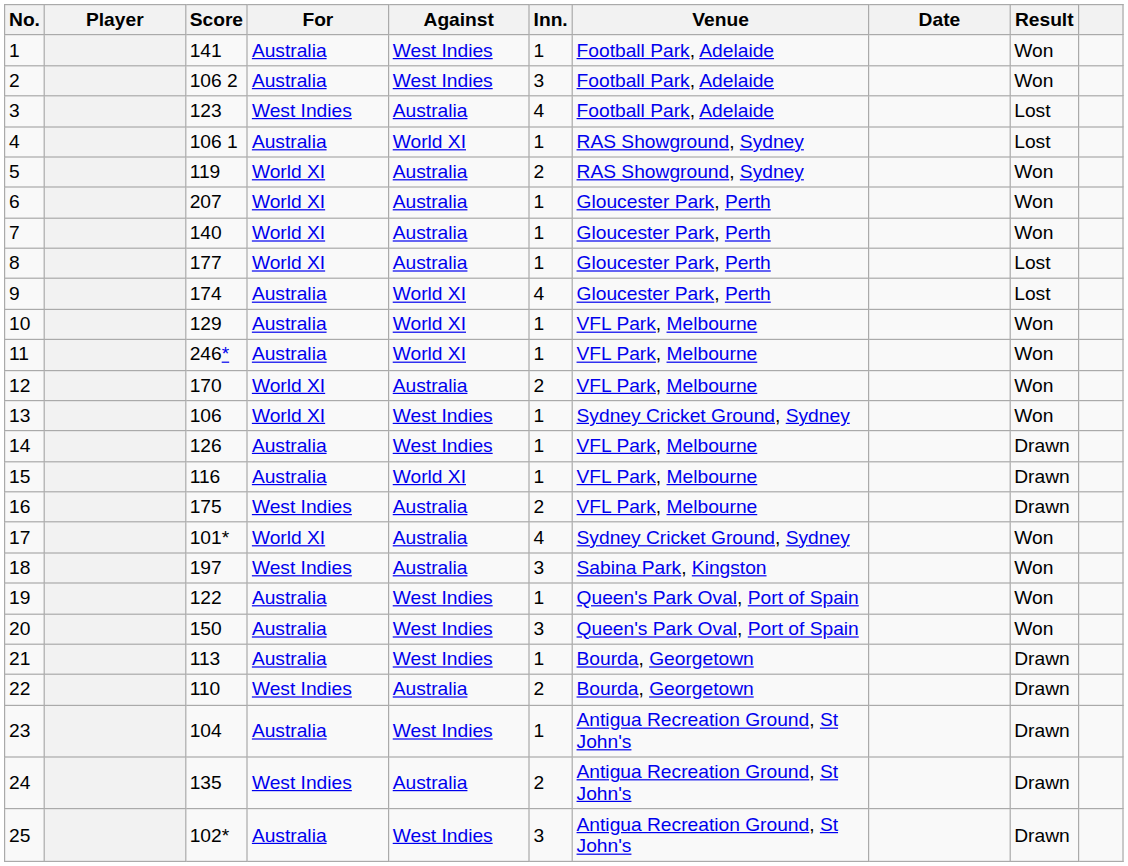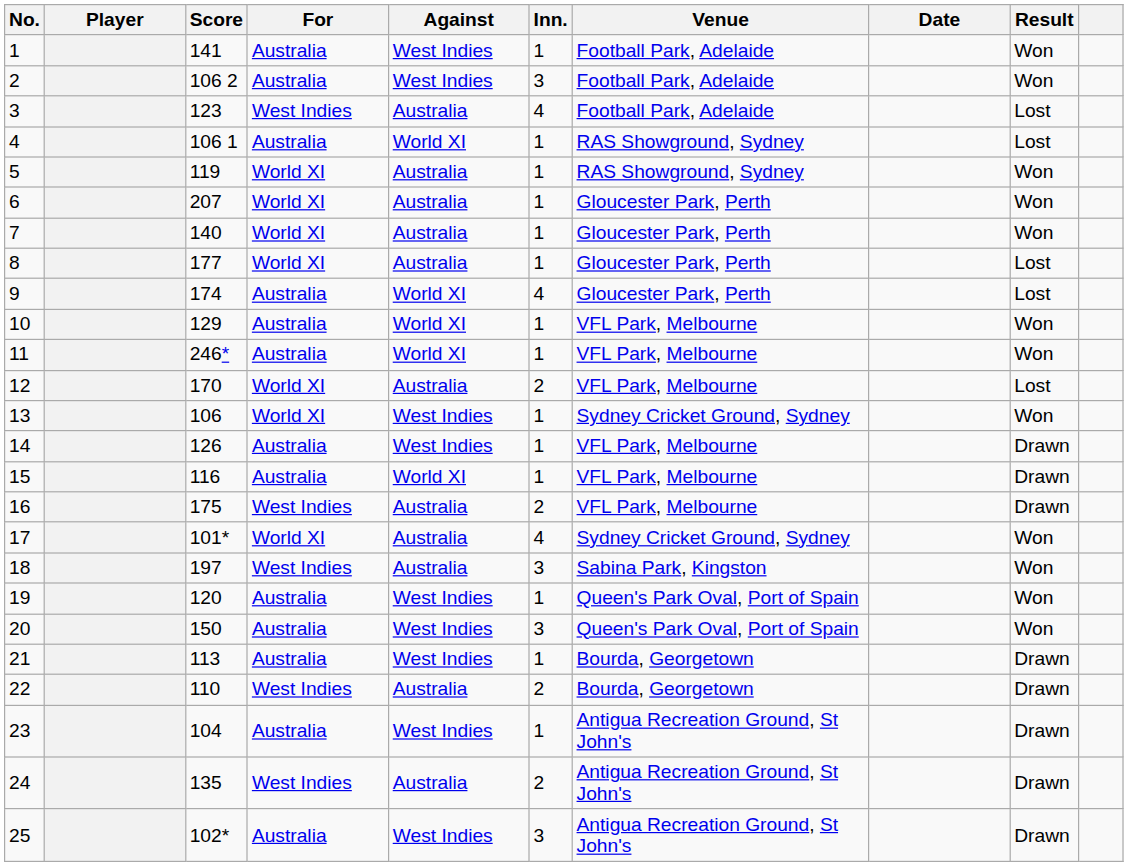(539, 171) 2 -> (539, 171) 1
(1034, 385) Won -> (1032, 385) Lost
(206, 598) 122 -> (206, 598) 120
